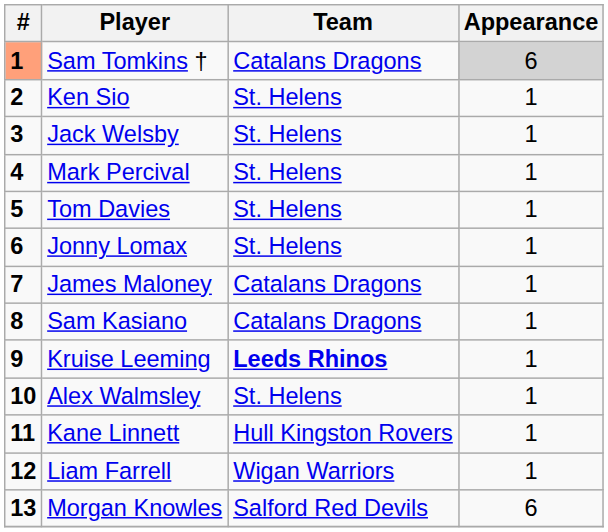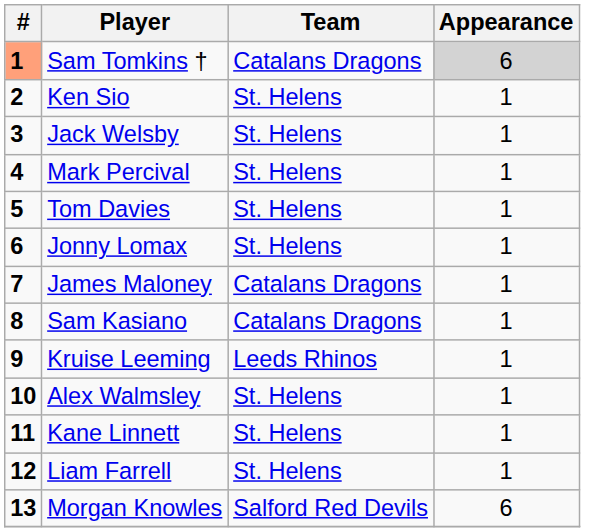(310, 358) bold -> (305, 358) normal
(343, 433) Hull Kingston Rovers -> (287, 433) St. Helens
(314, 470) Wigan Warriors -> (287, 470) St. Helens
